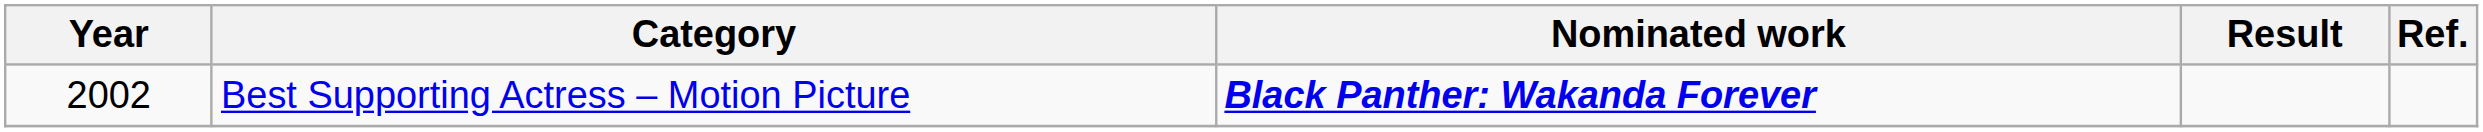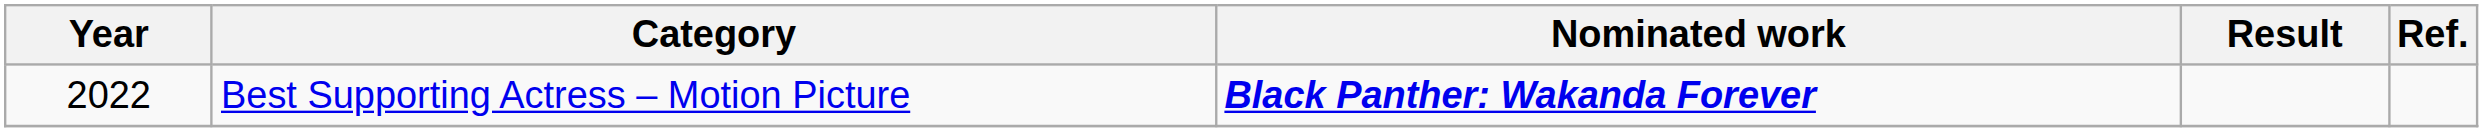(109, 94) 2002 -> (109, 94) 2022
